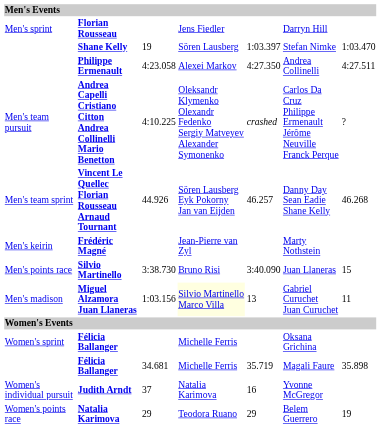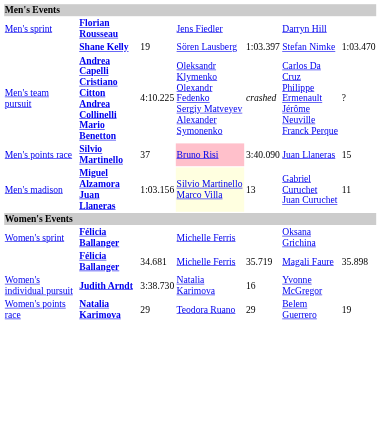- row: (40, 66)
- row: (39, 200)
- row: (29, 246)
(159, 270) 3:38.730 -> (145, 155) 37
(199, 270) no background -> (198, 155) pink background
(147, 390) 37 -> (157, 285) 3:38.730
